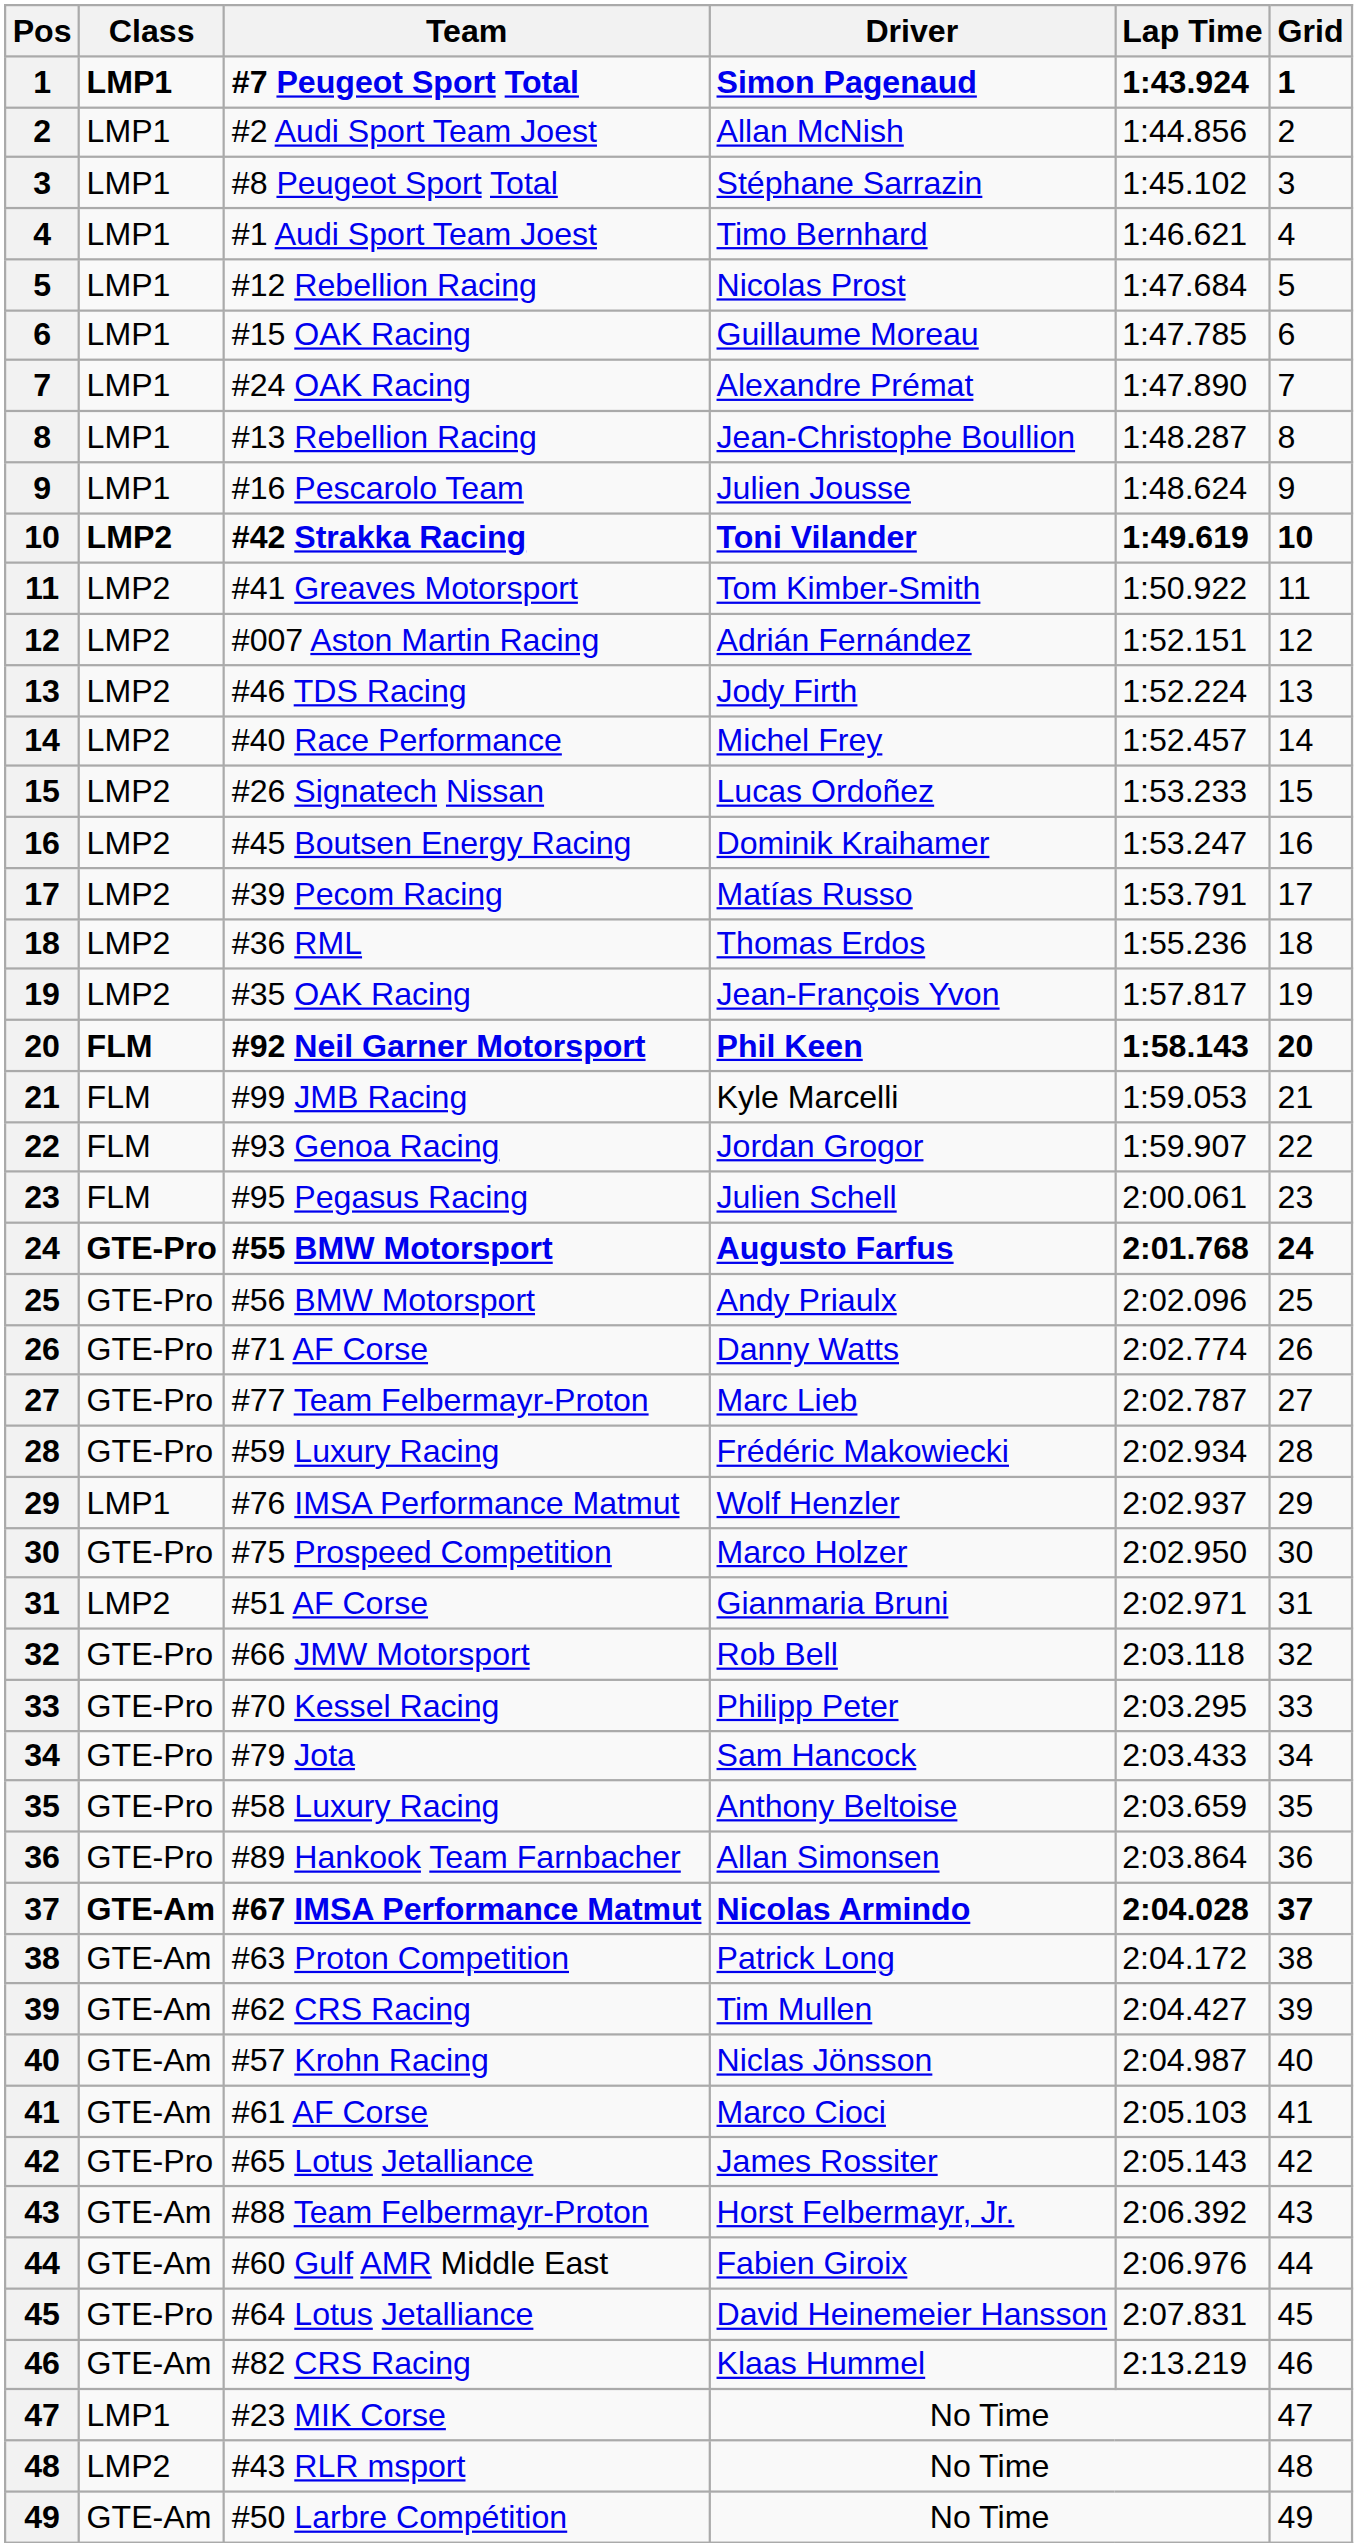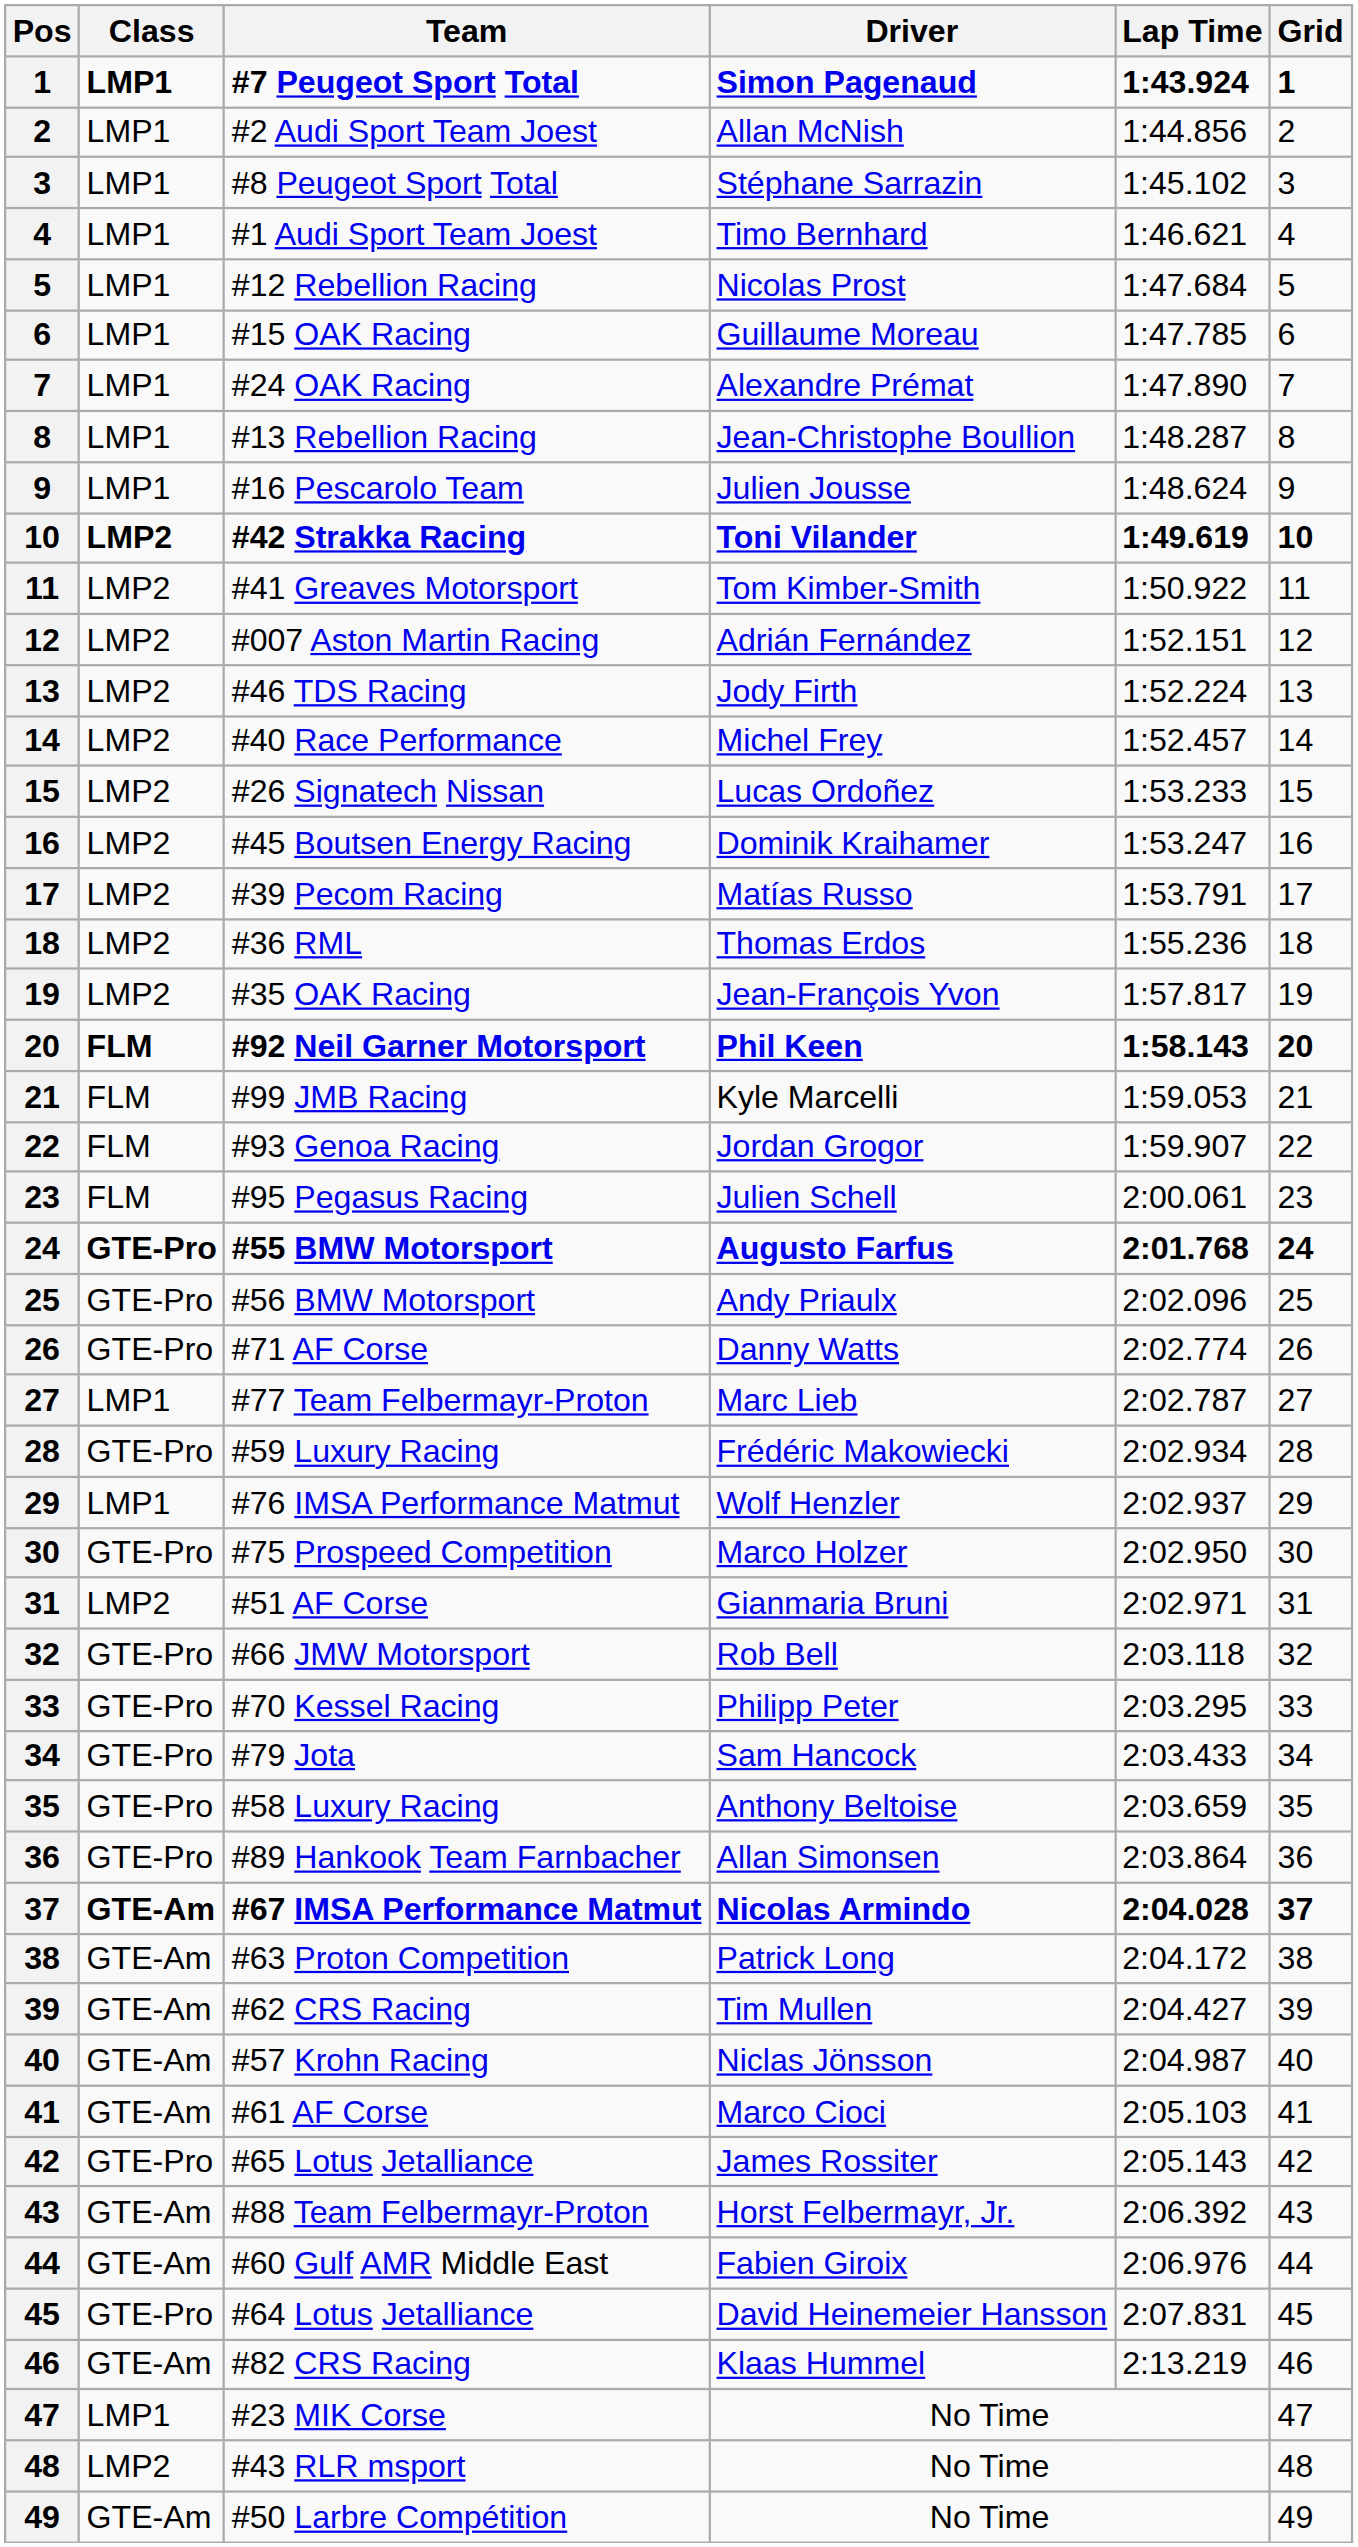(150, 1401) GTE-Pro -> (128, 1401) LMP1
